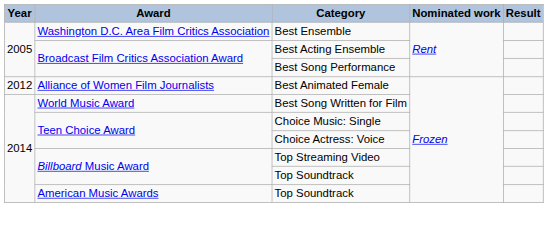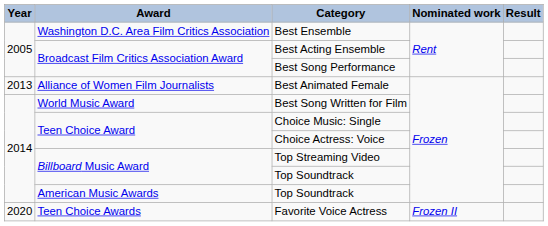(20, 85) 2012 -> (20, 85) 2013
+ row: (89, 211)
